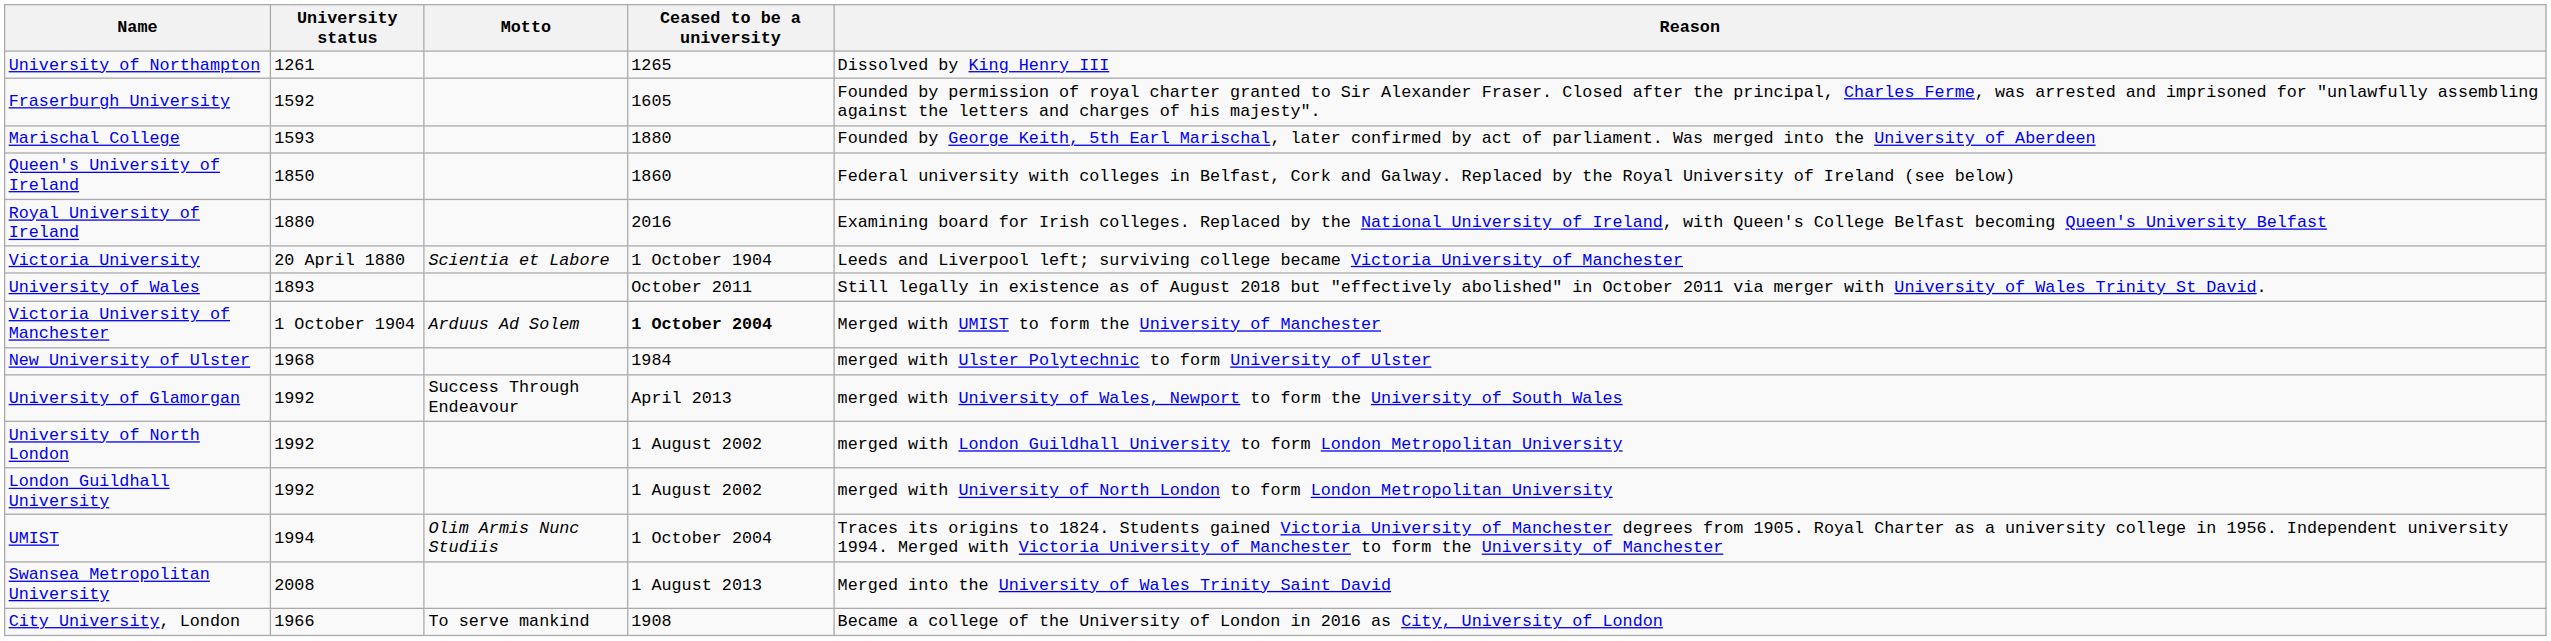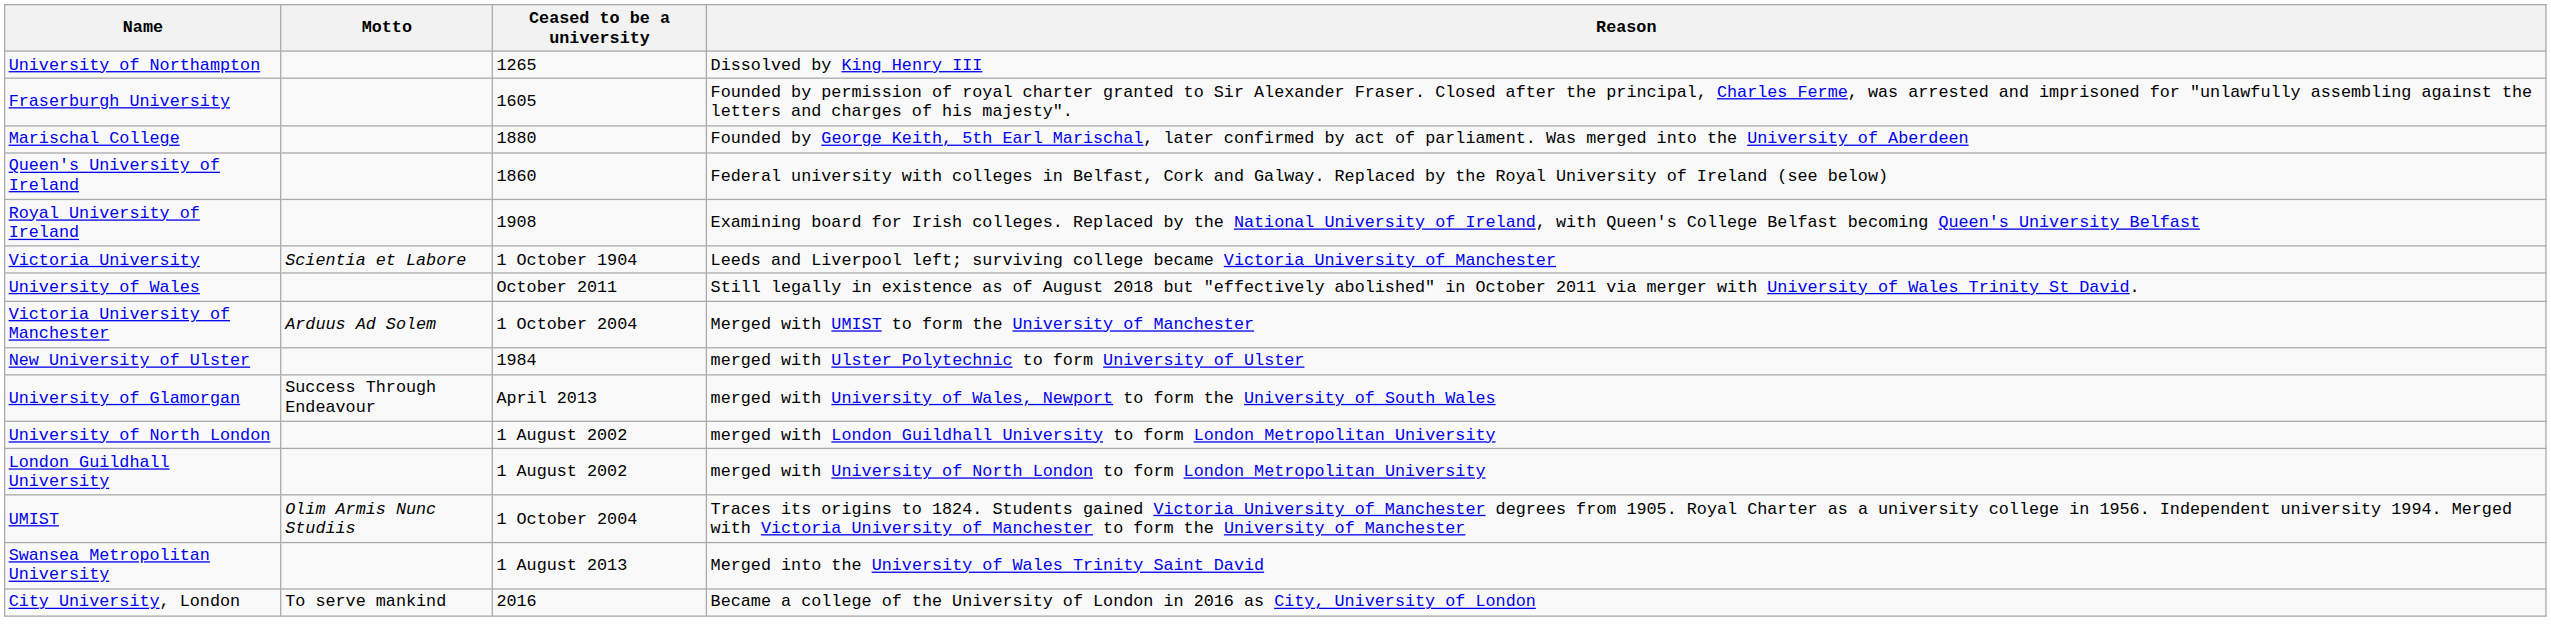- column: (347, 28)
(651, 223) 2016 -> (517, 223) 1908
(702, 324) bold -> (567, 324) normal
(651, 622) 1908 -> (517, 602) 2016
